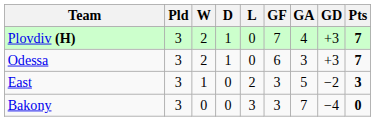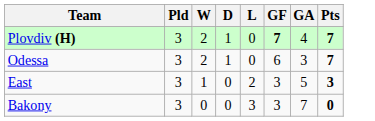- column: (331, 15)
(277, 37) normal -> (277, 37) bold
